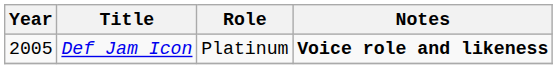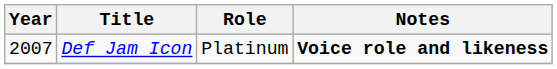(31, 49) 2005 -> (31, 49) 2007
